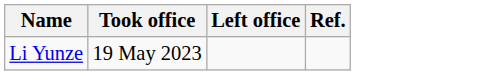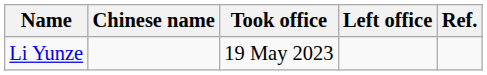+ column: (154, 20)
